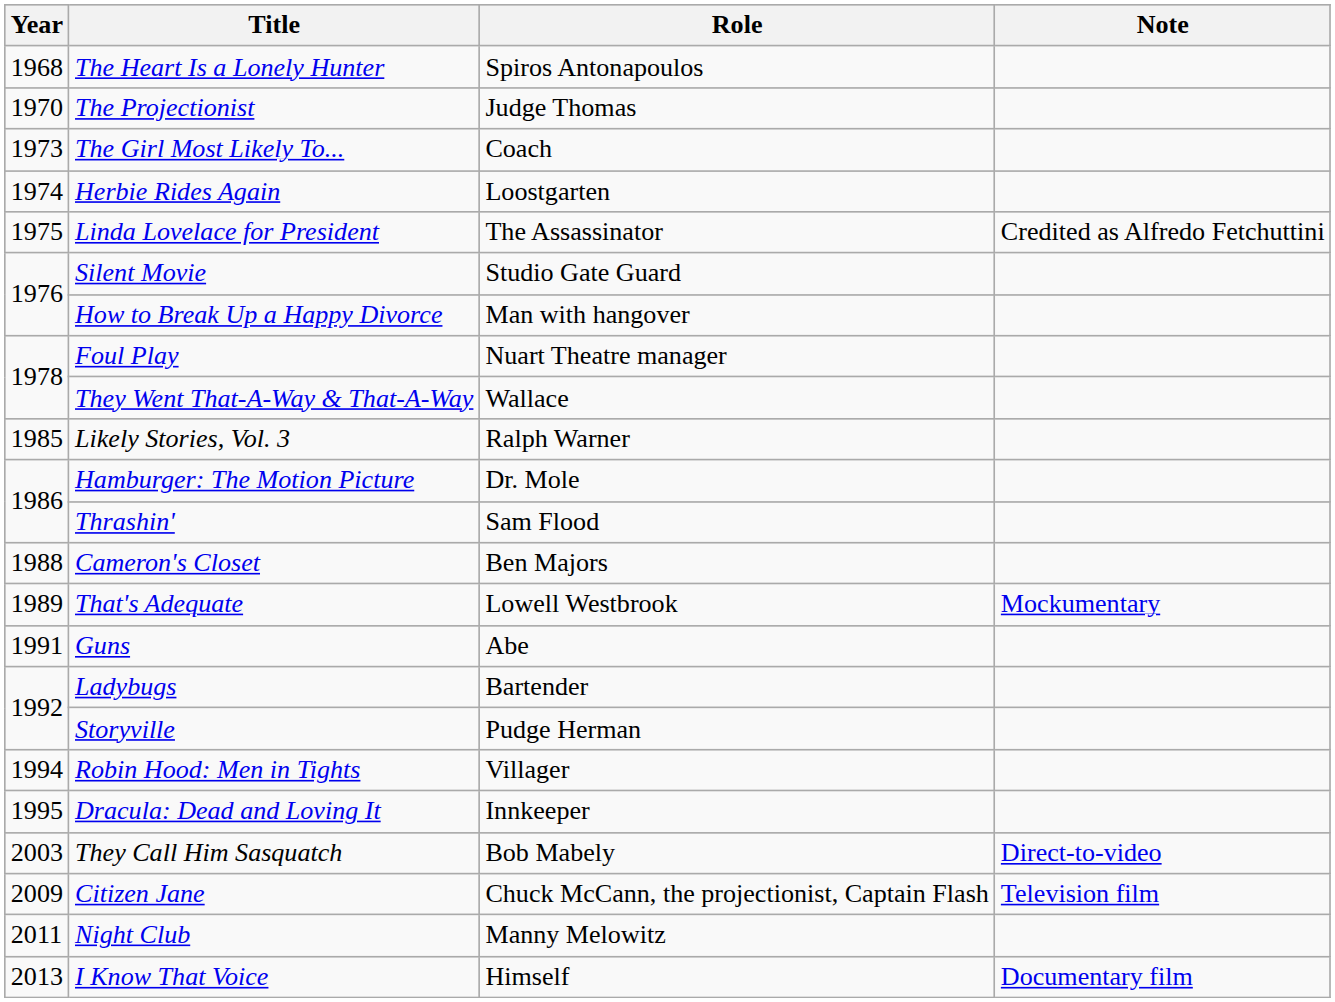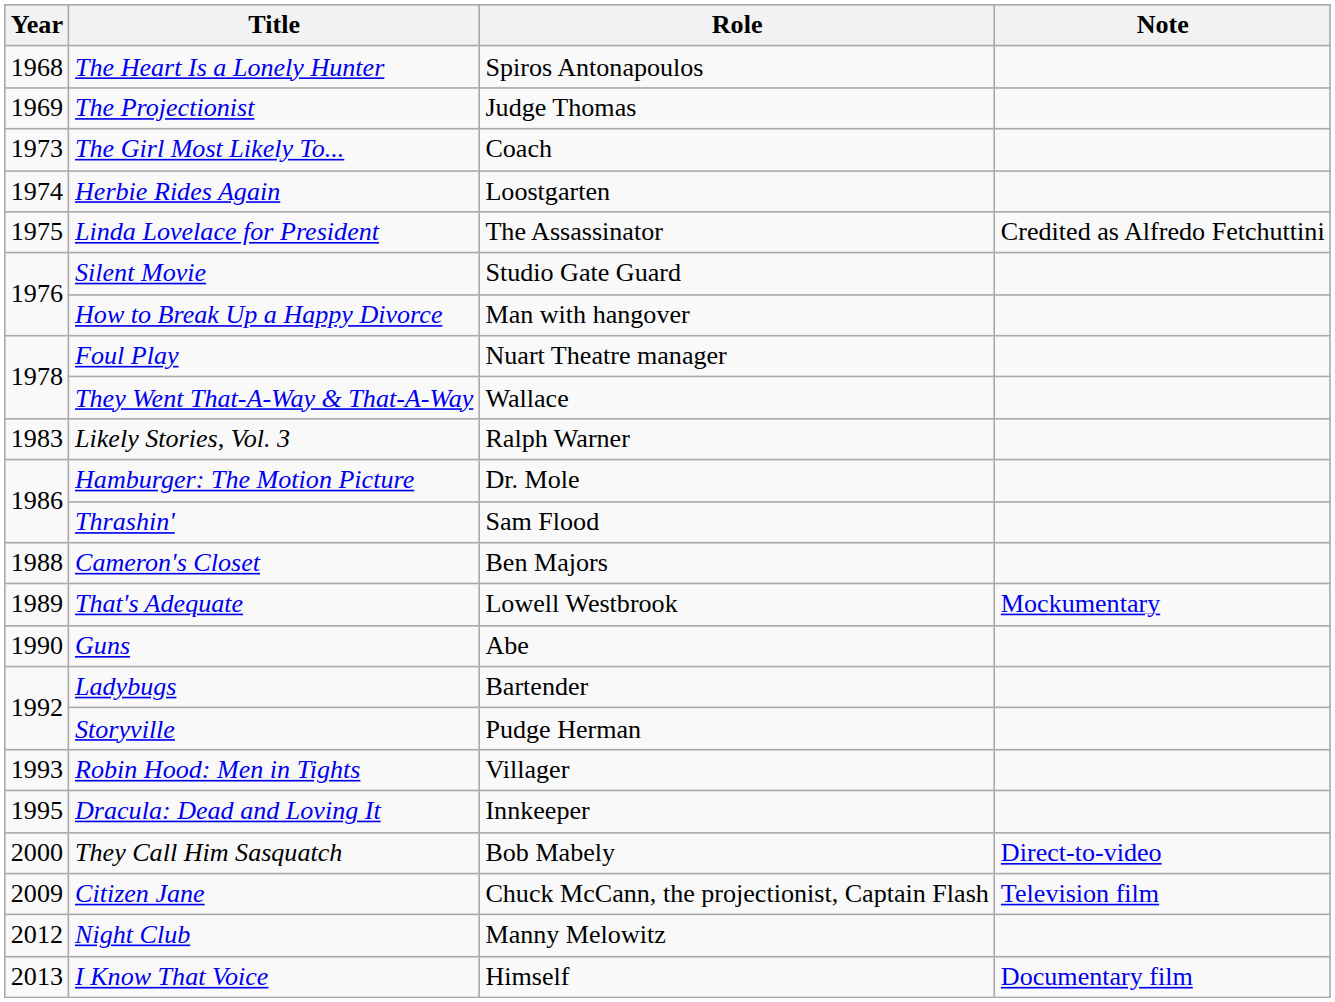(37, 107) 1970 -> (37, 107) 1969
(37, 438) 1985 -> (37, 438) 1983
(37, 645) 1991 -> (37, 645) 1990
(37, 769) 1994 -> (37, 769) 1993
(37, 852) 2003 -> (37, 852) 2000
(36, 935) 2011 -> (37, 935) 2012
